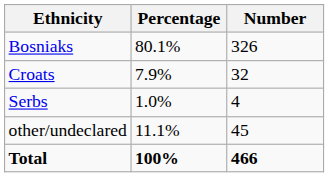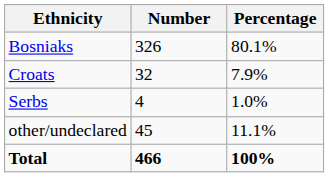columns swapped: (275, 18) <-> (179, 18)
